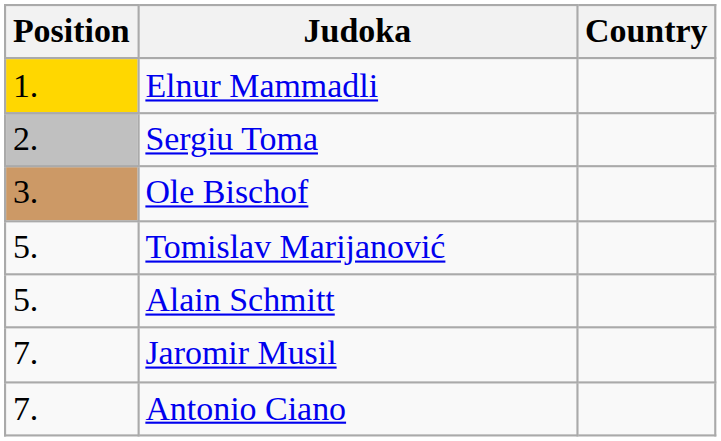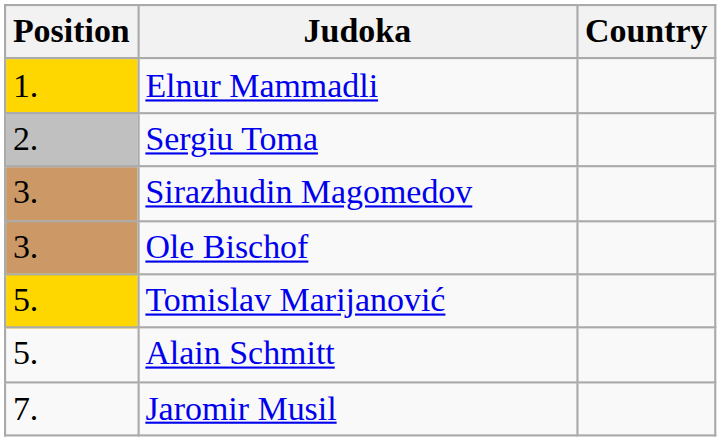+ row: (309, 192)
(26, 246) no background -> (26, 300) gold background
- row: (246, 407)
